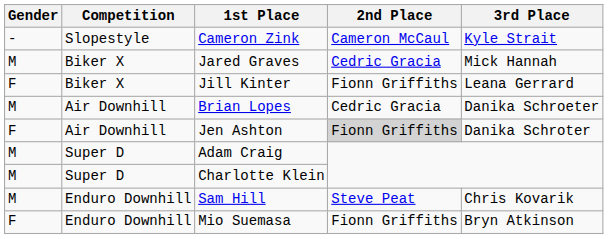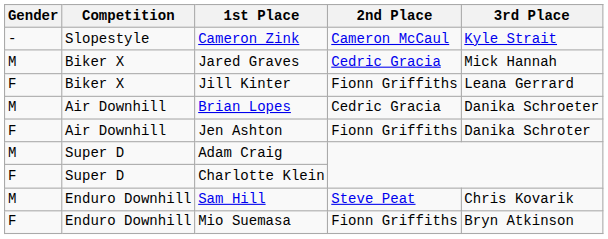(394, 130) lightgrey background -> (394, 130) no background
(12, 176) M -> (12, 176) F
